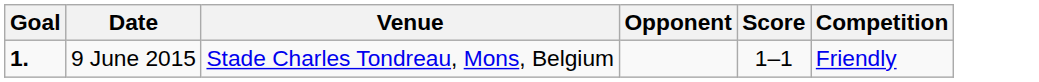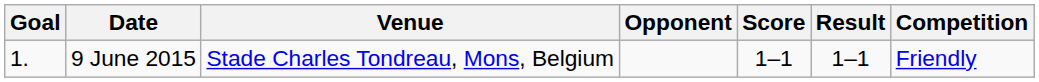+ column: (851, 22)
(19, 58) bold -> (19, 58) normal
